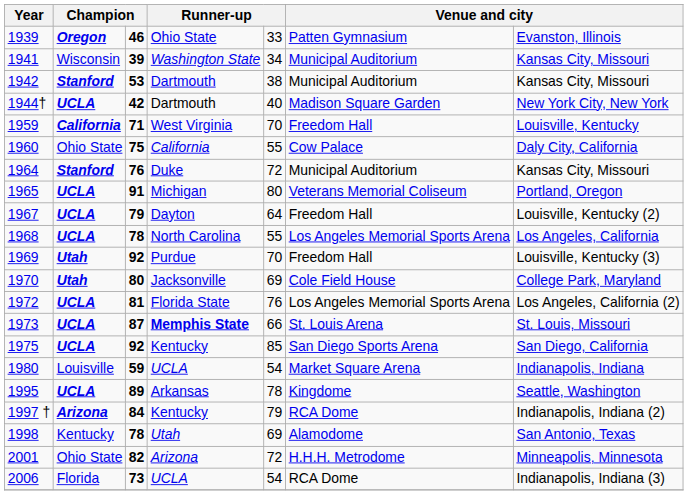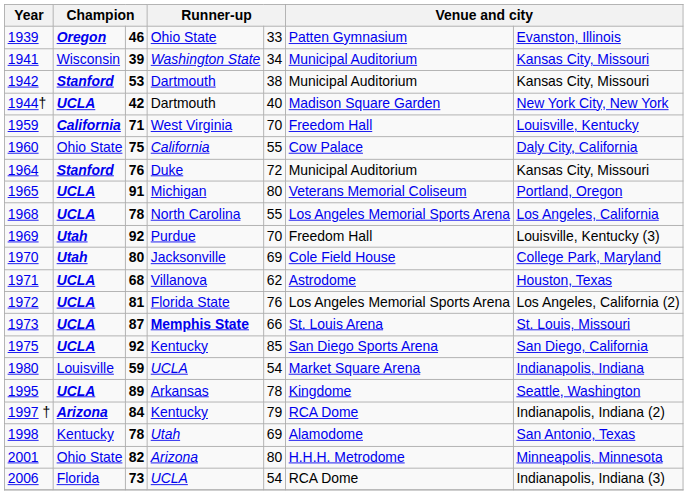- row: (23, 214)
+ row: (23, 280)
(275, 457) 72 -> (275, 457) 80
